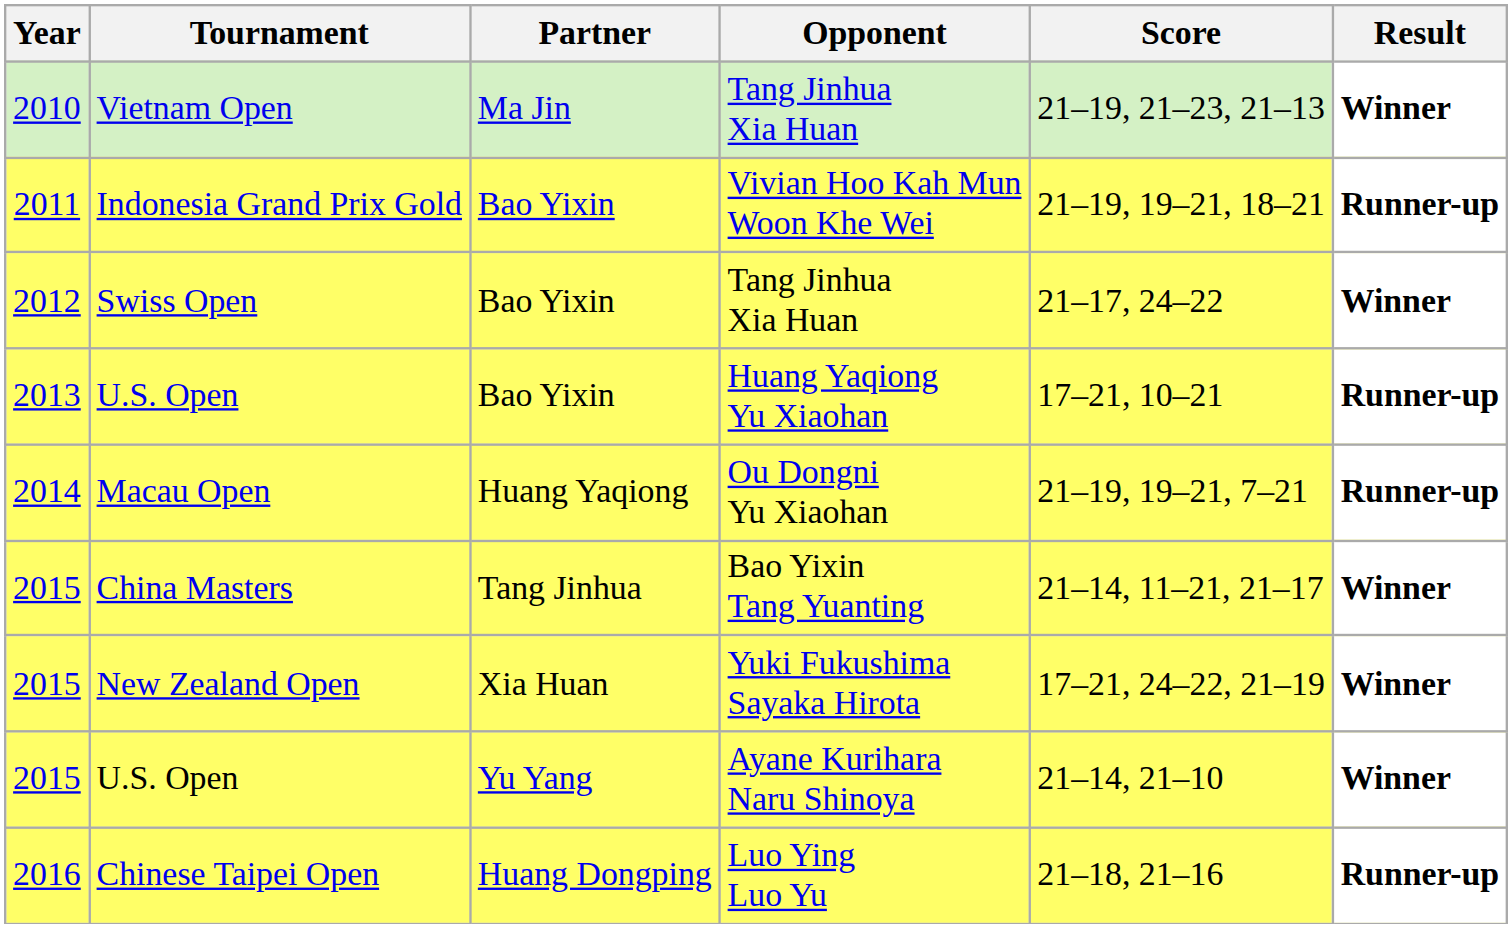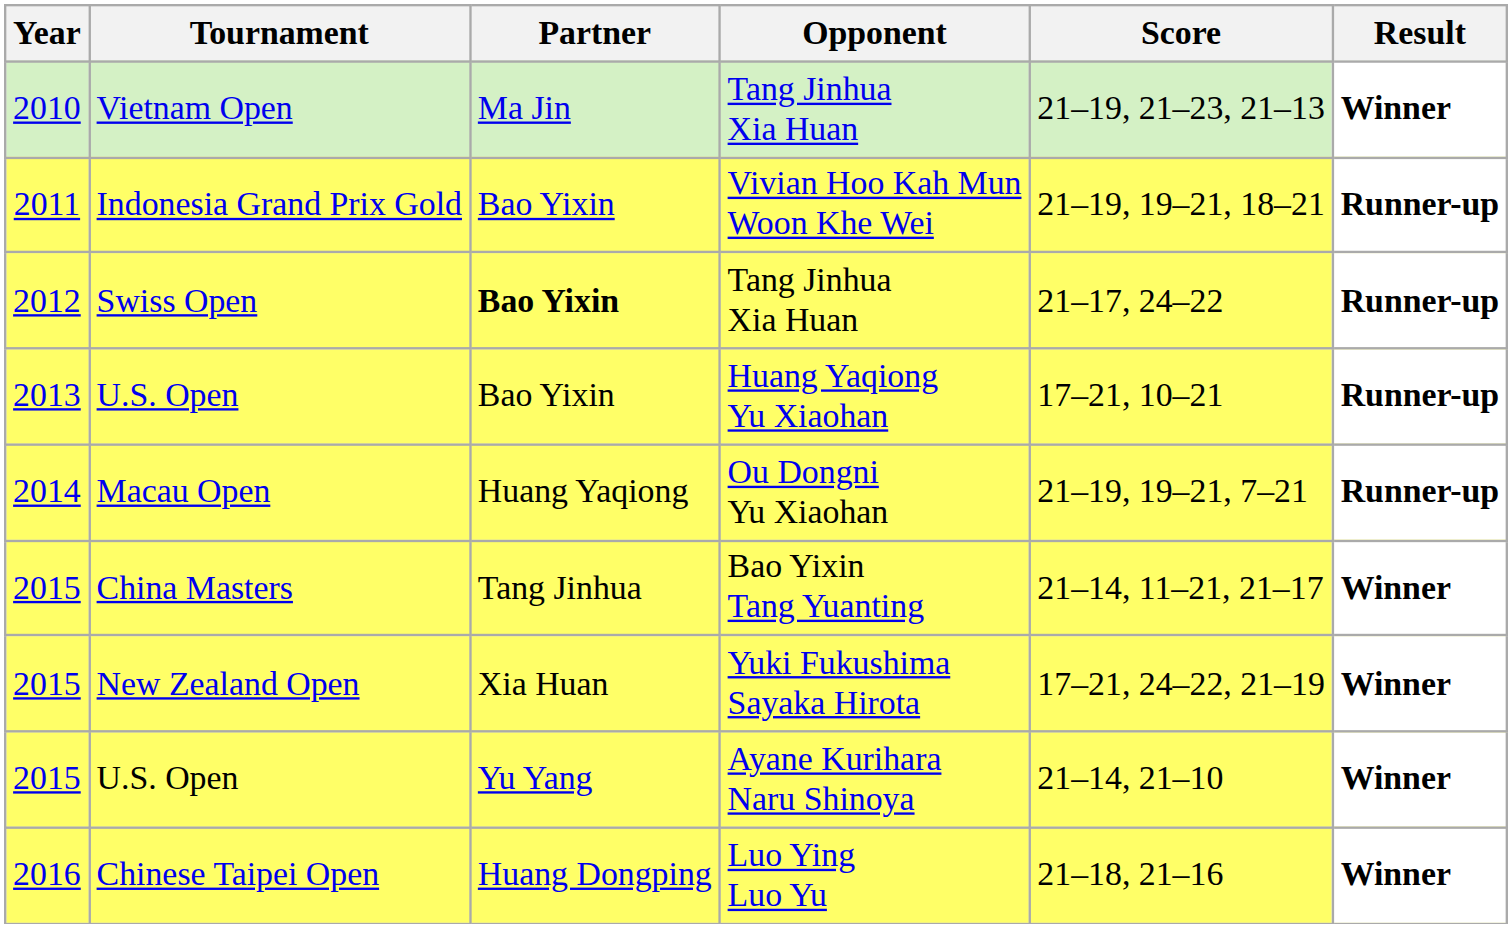(546, 300) normal -> (548, 300) bold
(1396, 300) Winner -> (1420, 300) Runner-up
(1420, 874) Runner-up -> (1396, 874) Winner
